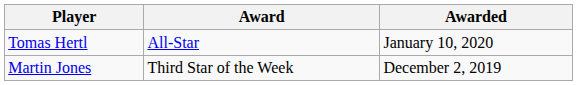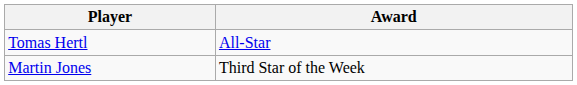- column: (476, 17)
